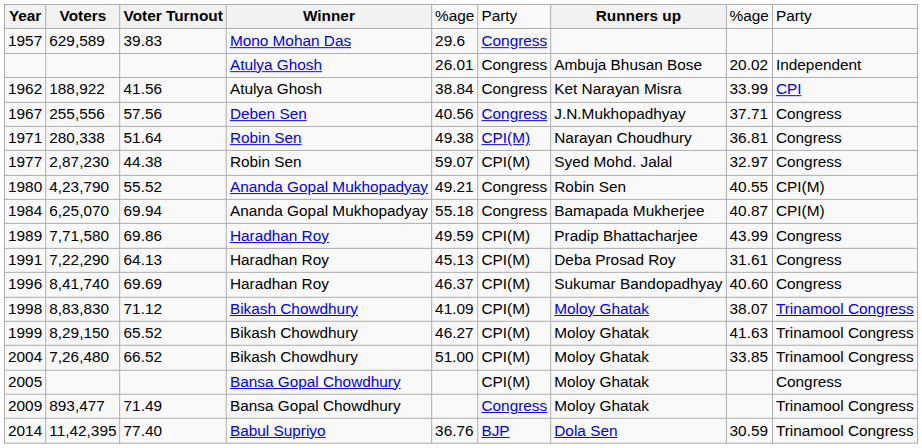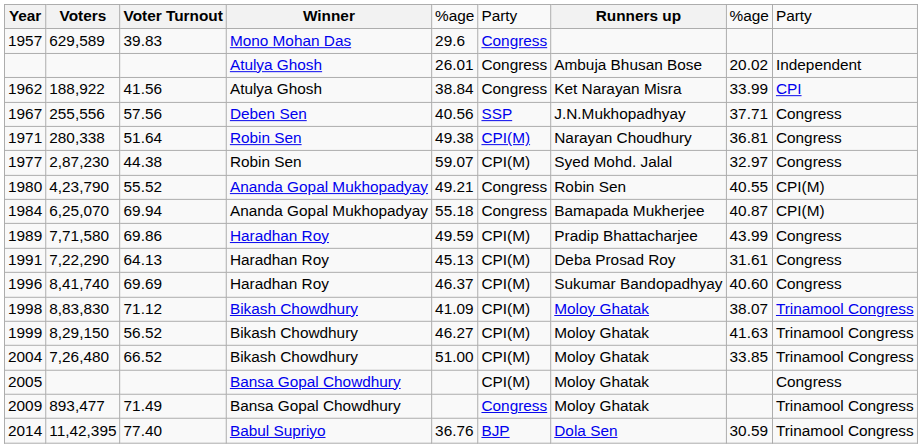(514, 114) Congress -> (497, 114) SSP
(143, 333) 65.52 -> (143, 333) 56.52
